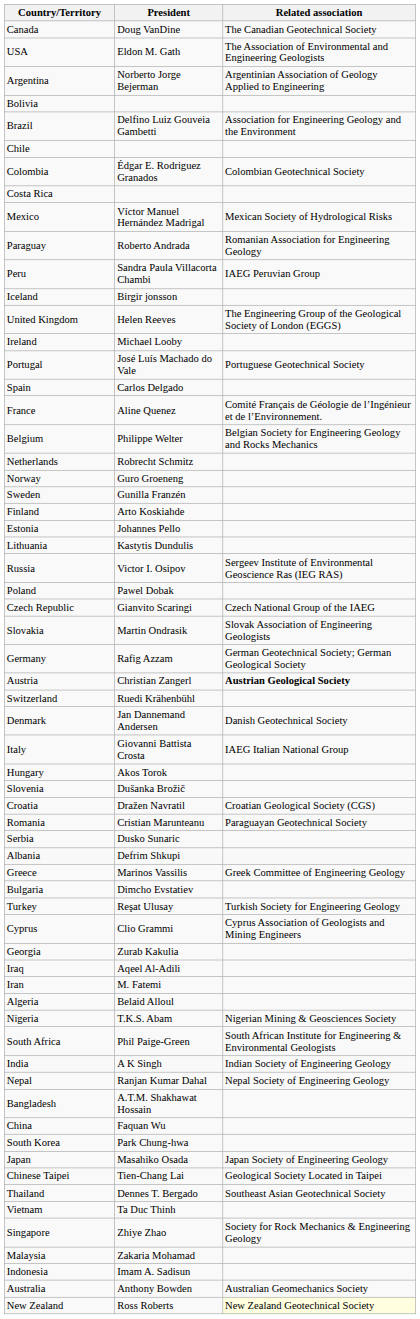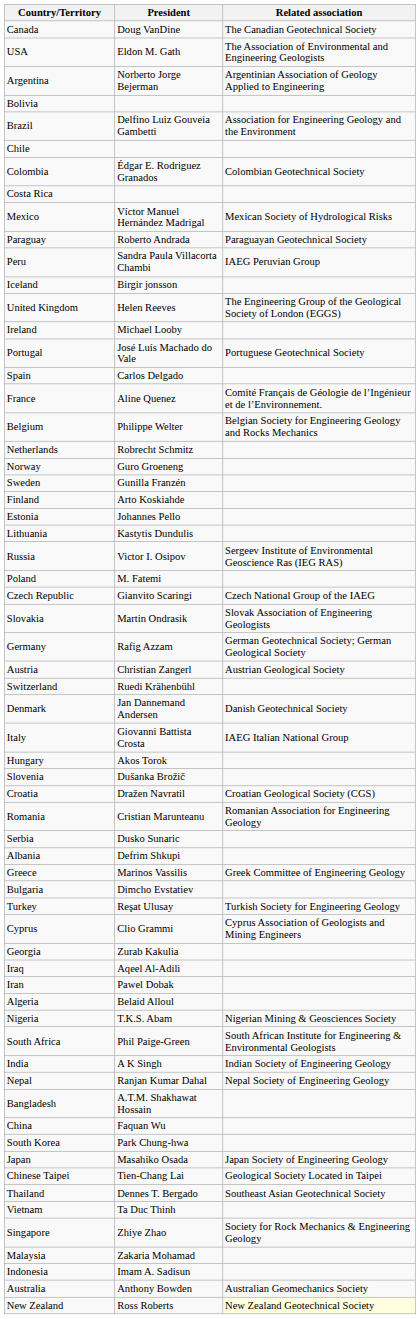(307, 245) Romanian Association for Engineering Geology -> (296, 239) Paraguayan Geotechnical Society
(146, 590) Pawel Dobak -> (139, 578) M. Fatemi
(288, 681) bold -> (285, 669) normal
(296, 822) Paraguayan Geotechnical Society -> (307, 816) Romanian Association for Engineering Geology
(139, 985) M. Fatemi -> (146, 985) Pawel Dobak
